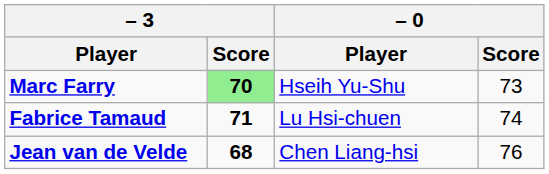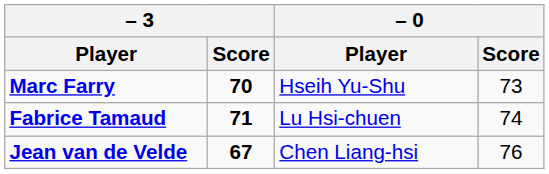(241, 86) lightgreen background -> (241, 86) no background
(241, 151) 68 -> (241, 151) 67
